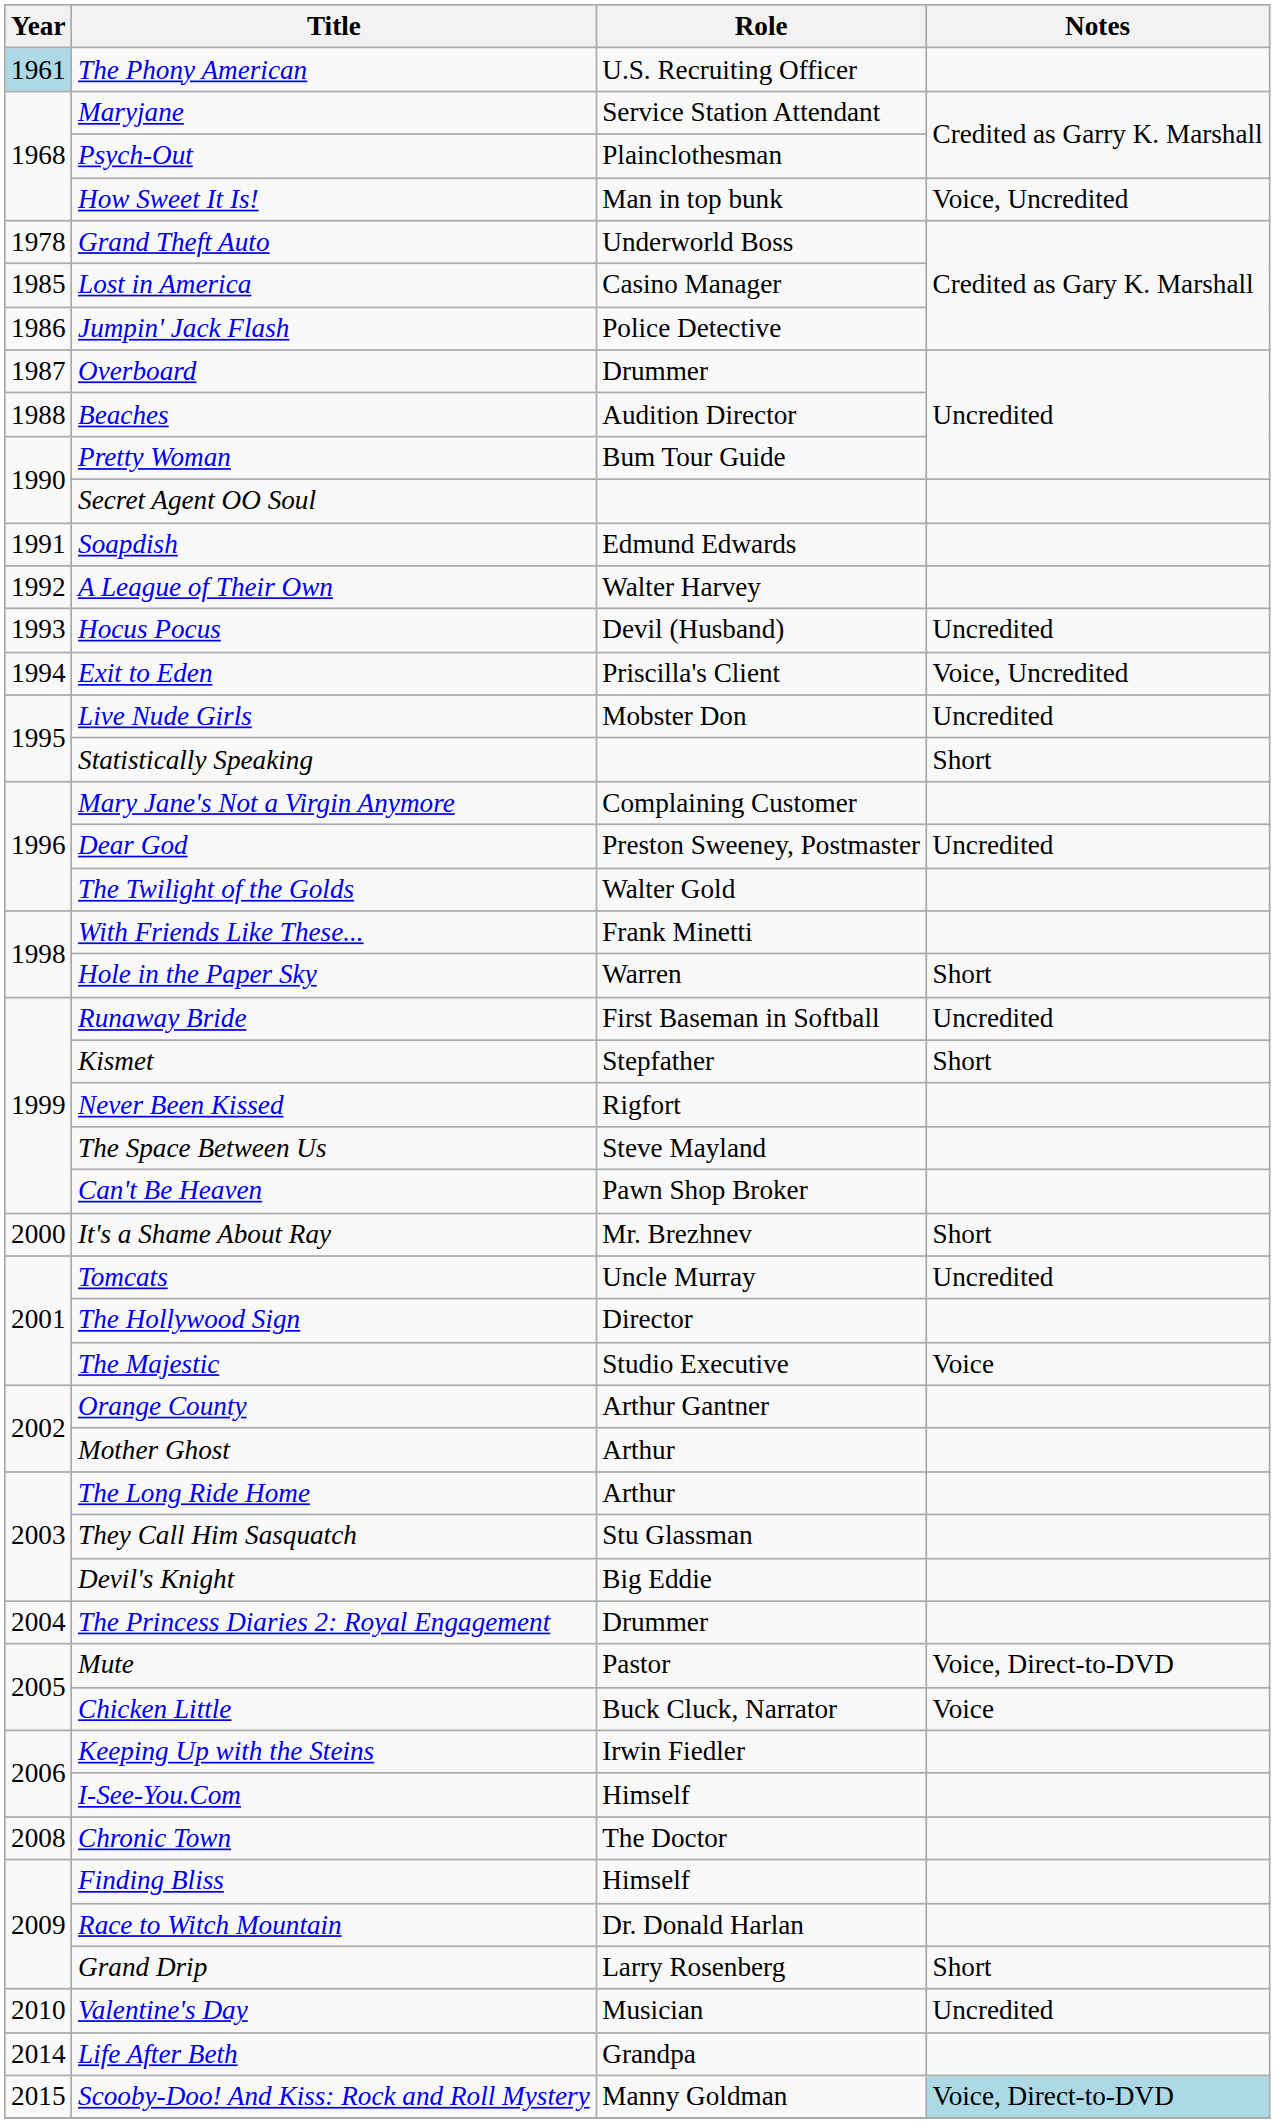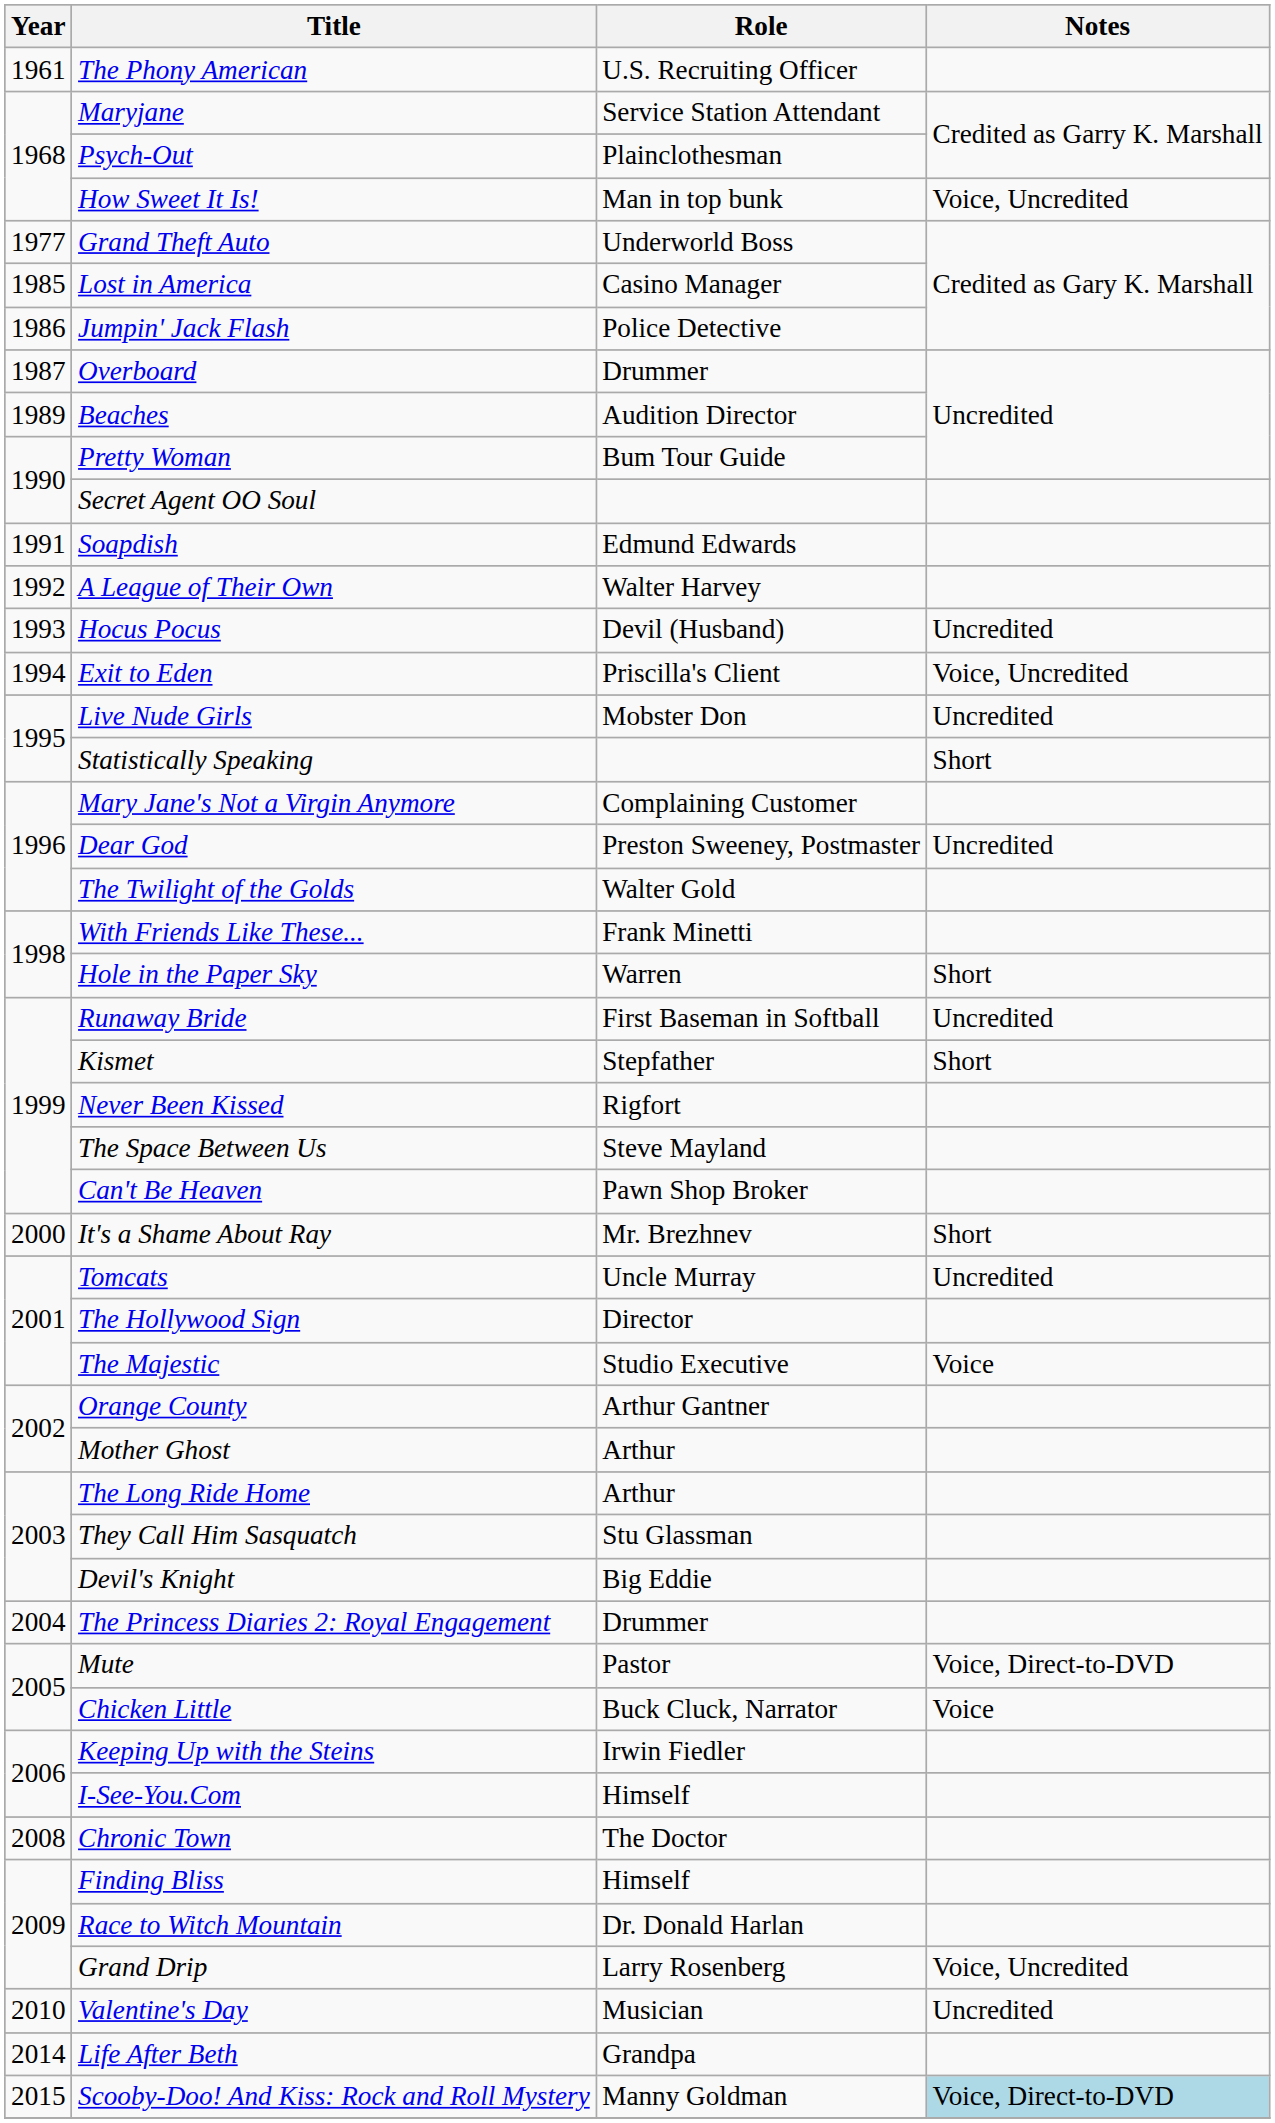(38, 69) lightblue background -> (38, 69) no background
(38, 241) 1978 -> (38, 241) 1977
(38, 414) 1988 -> (38, 414) 1989
(962, 1967) Short -> (1031, 1967) Voice, Uncredited
